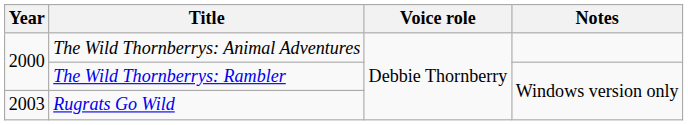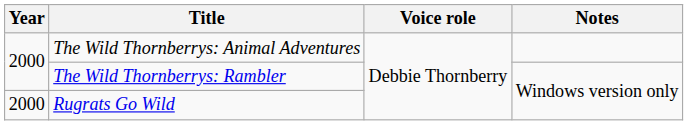(27, 104) 2003 -> (27, 104) 2000
